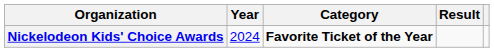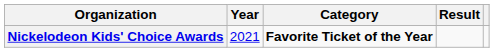(245, 36) 2024 -> (245, 36) 2021
